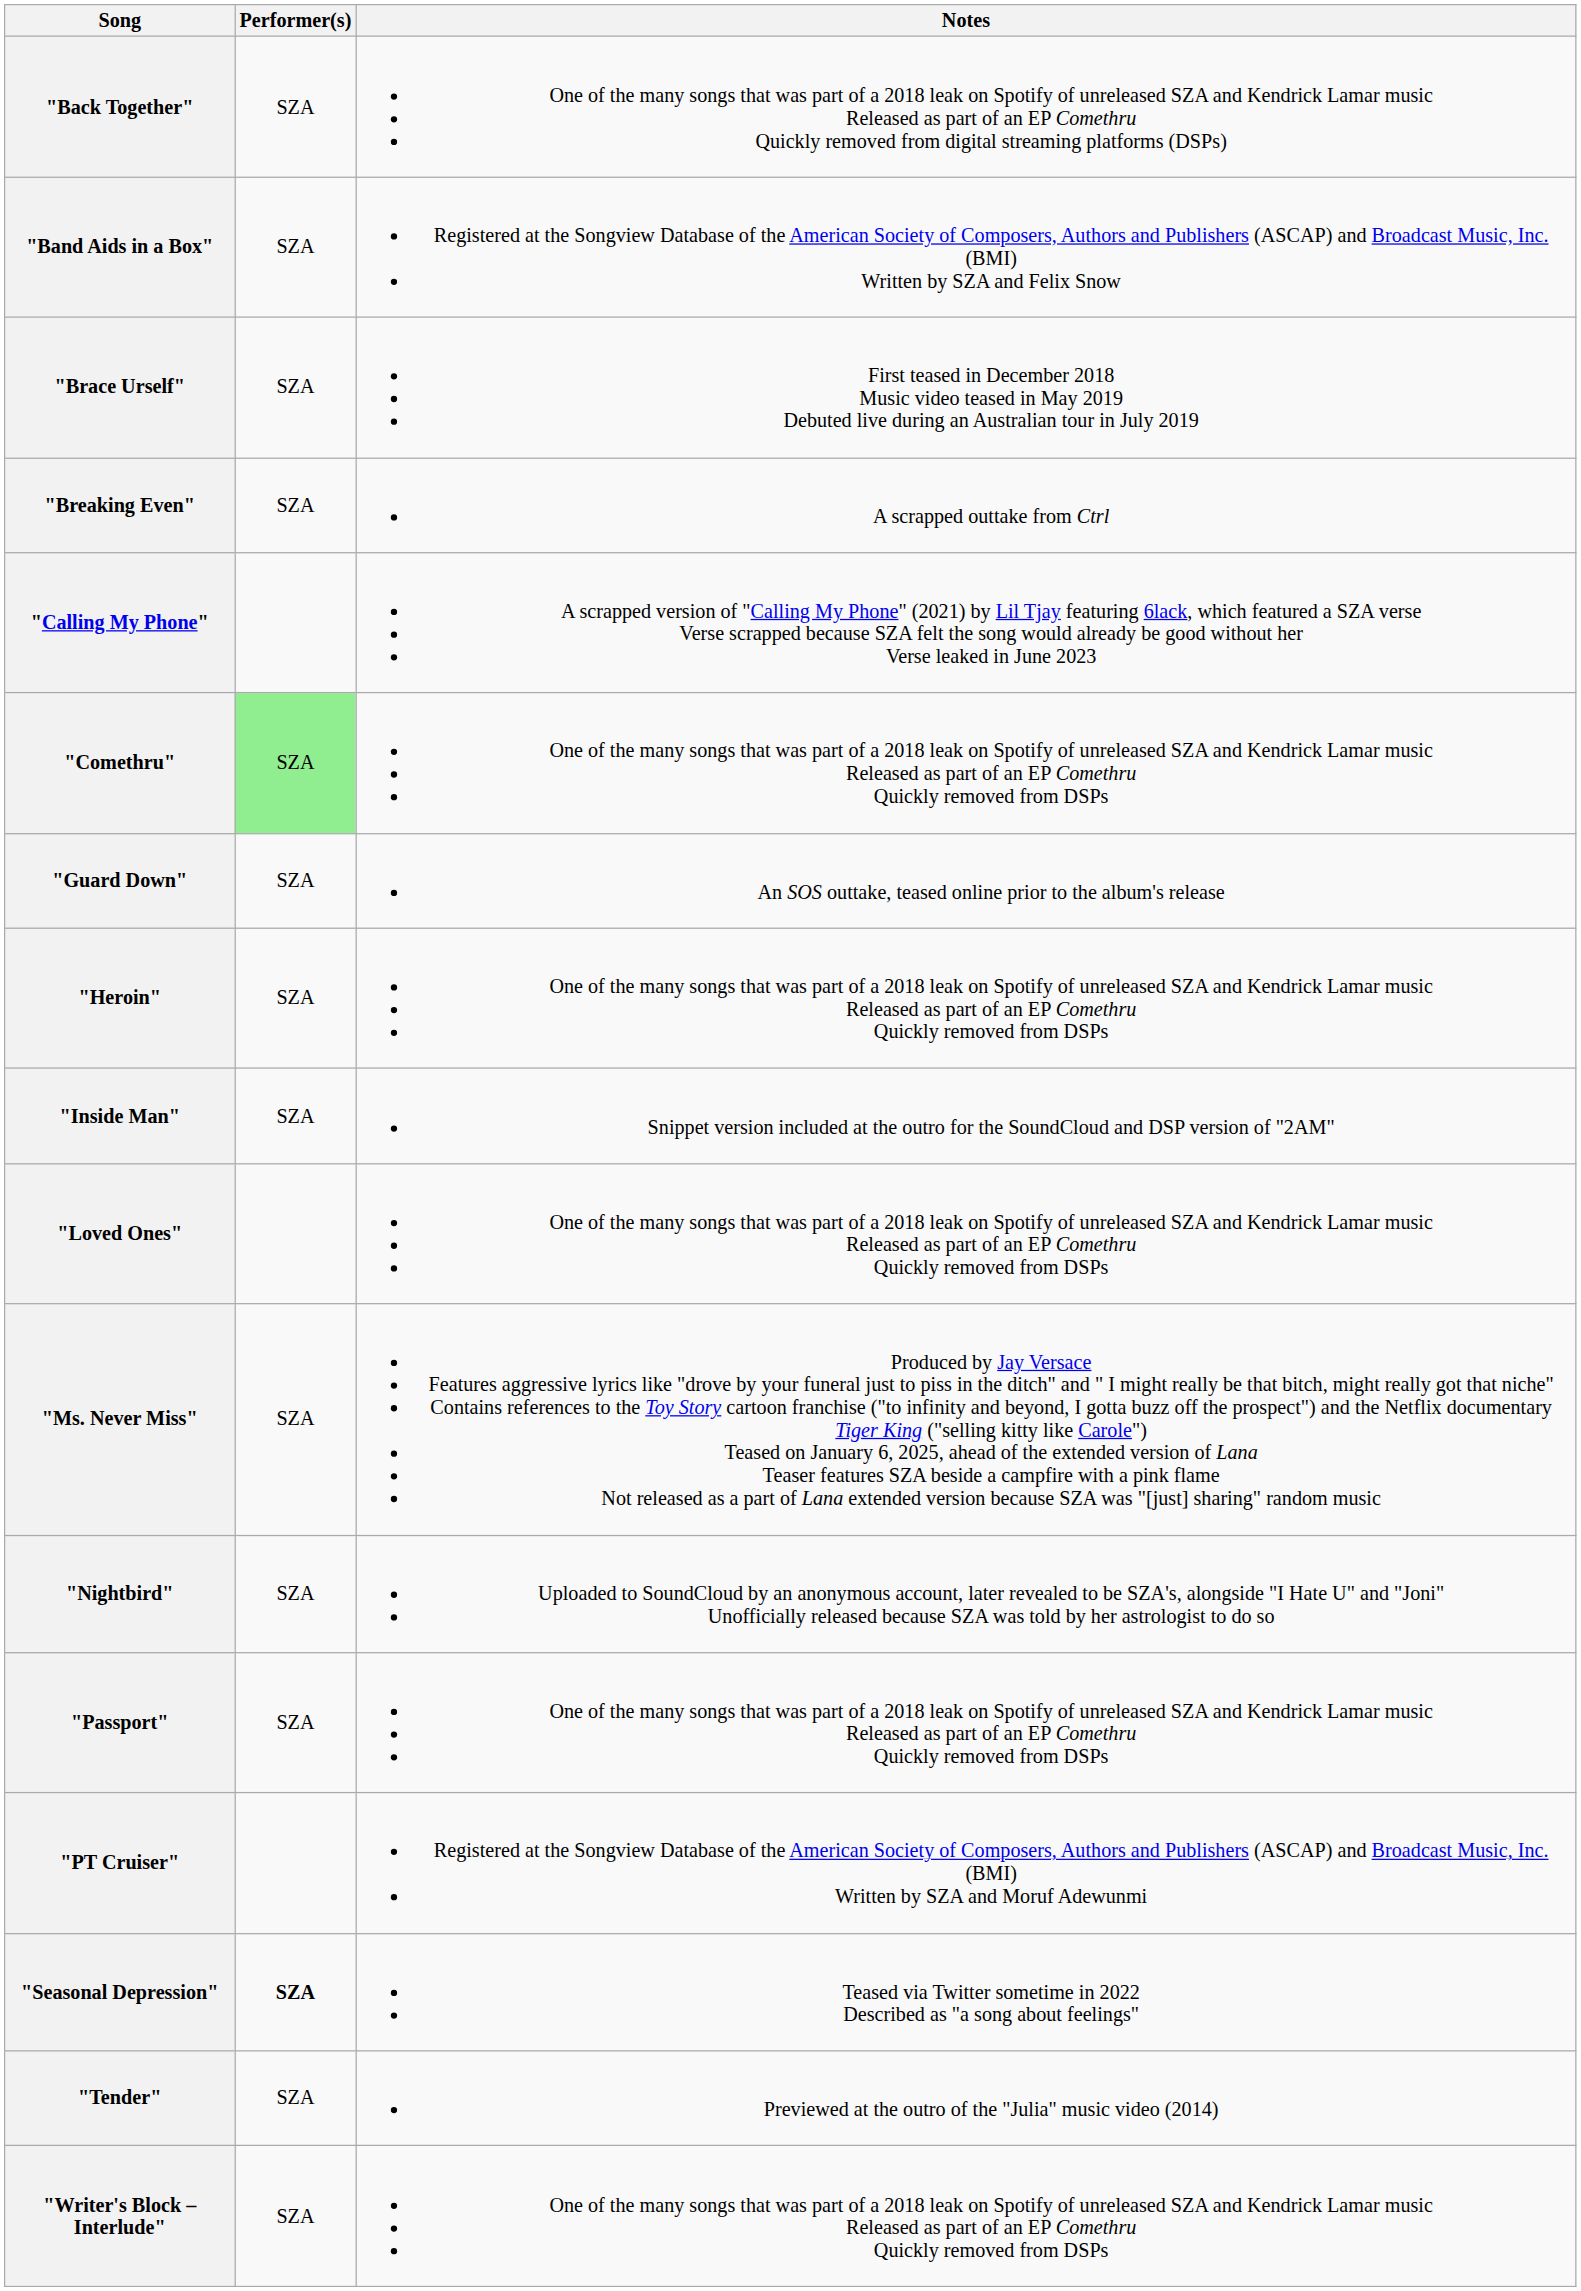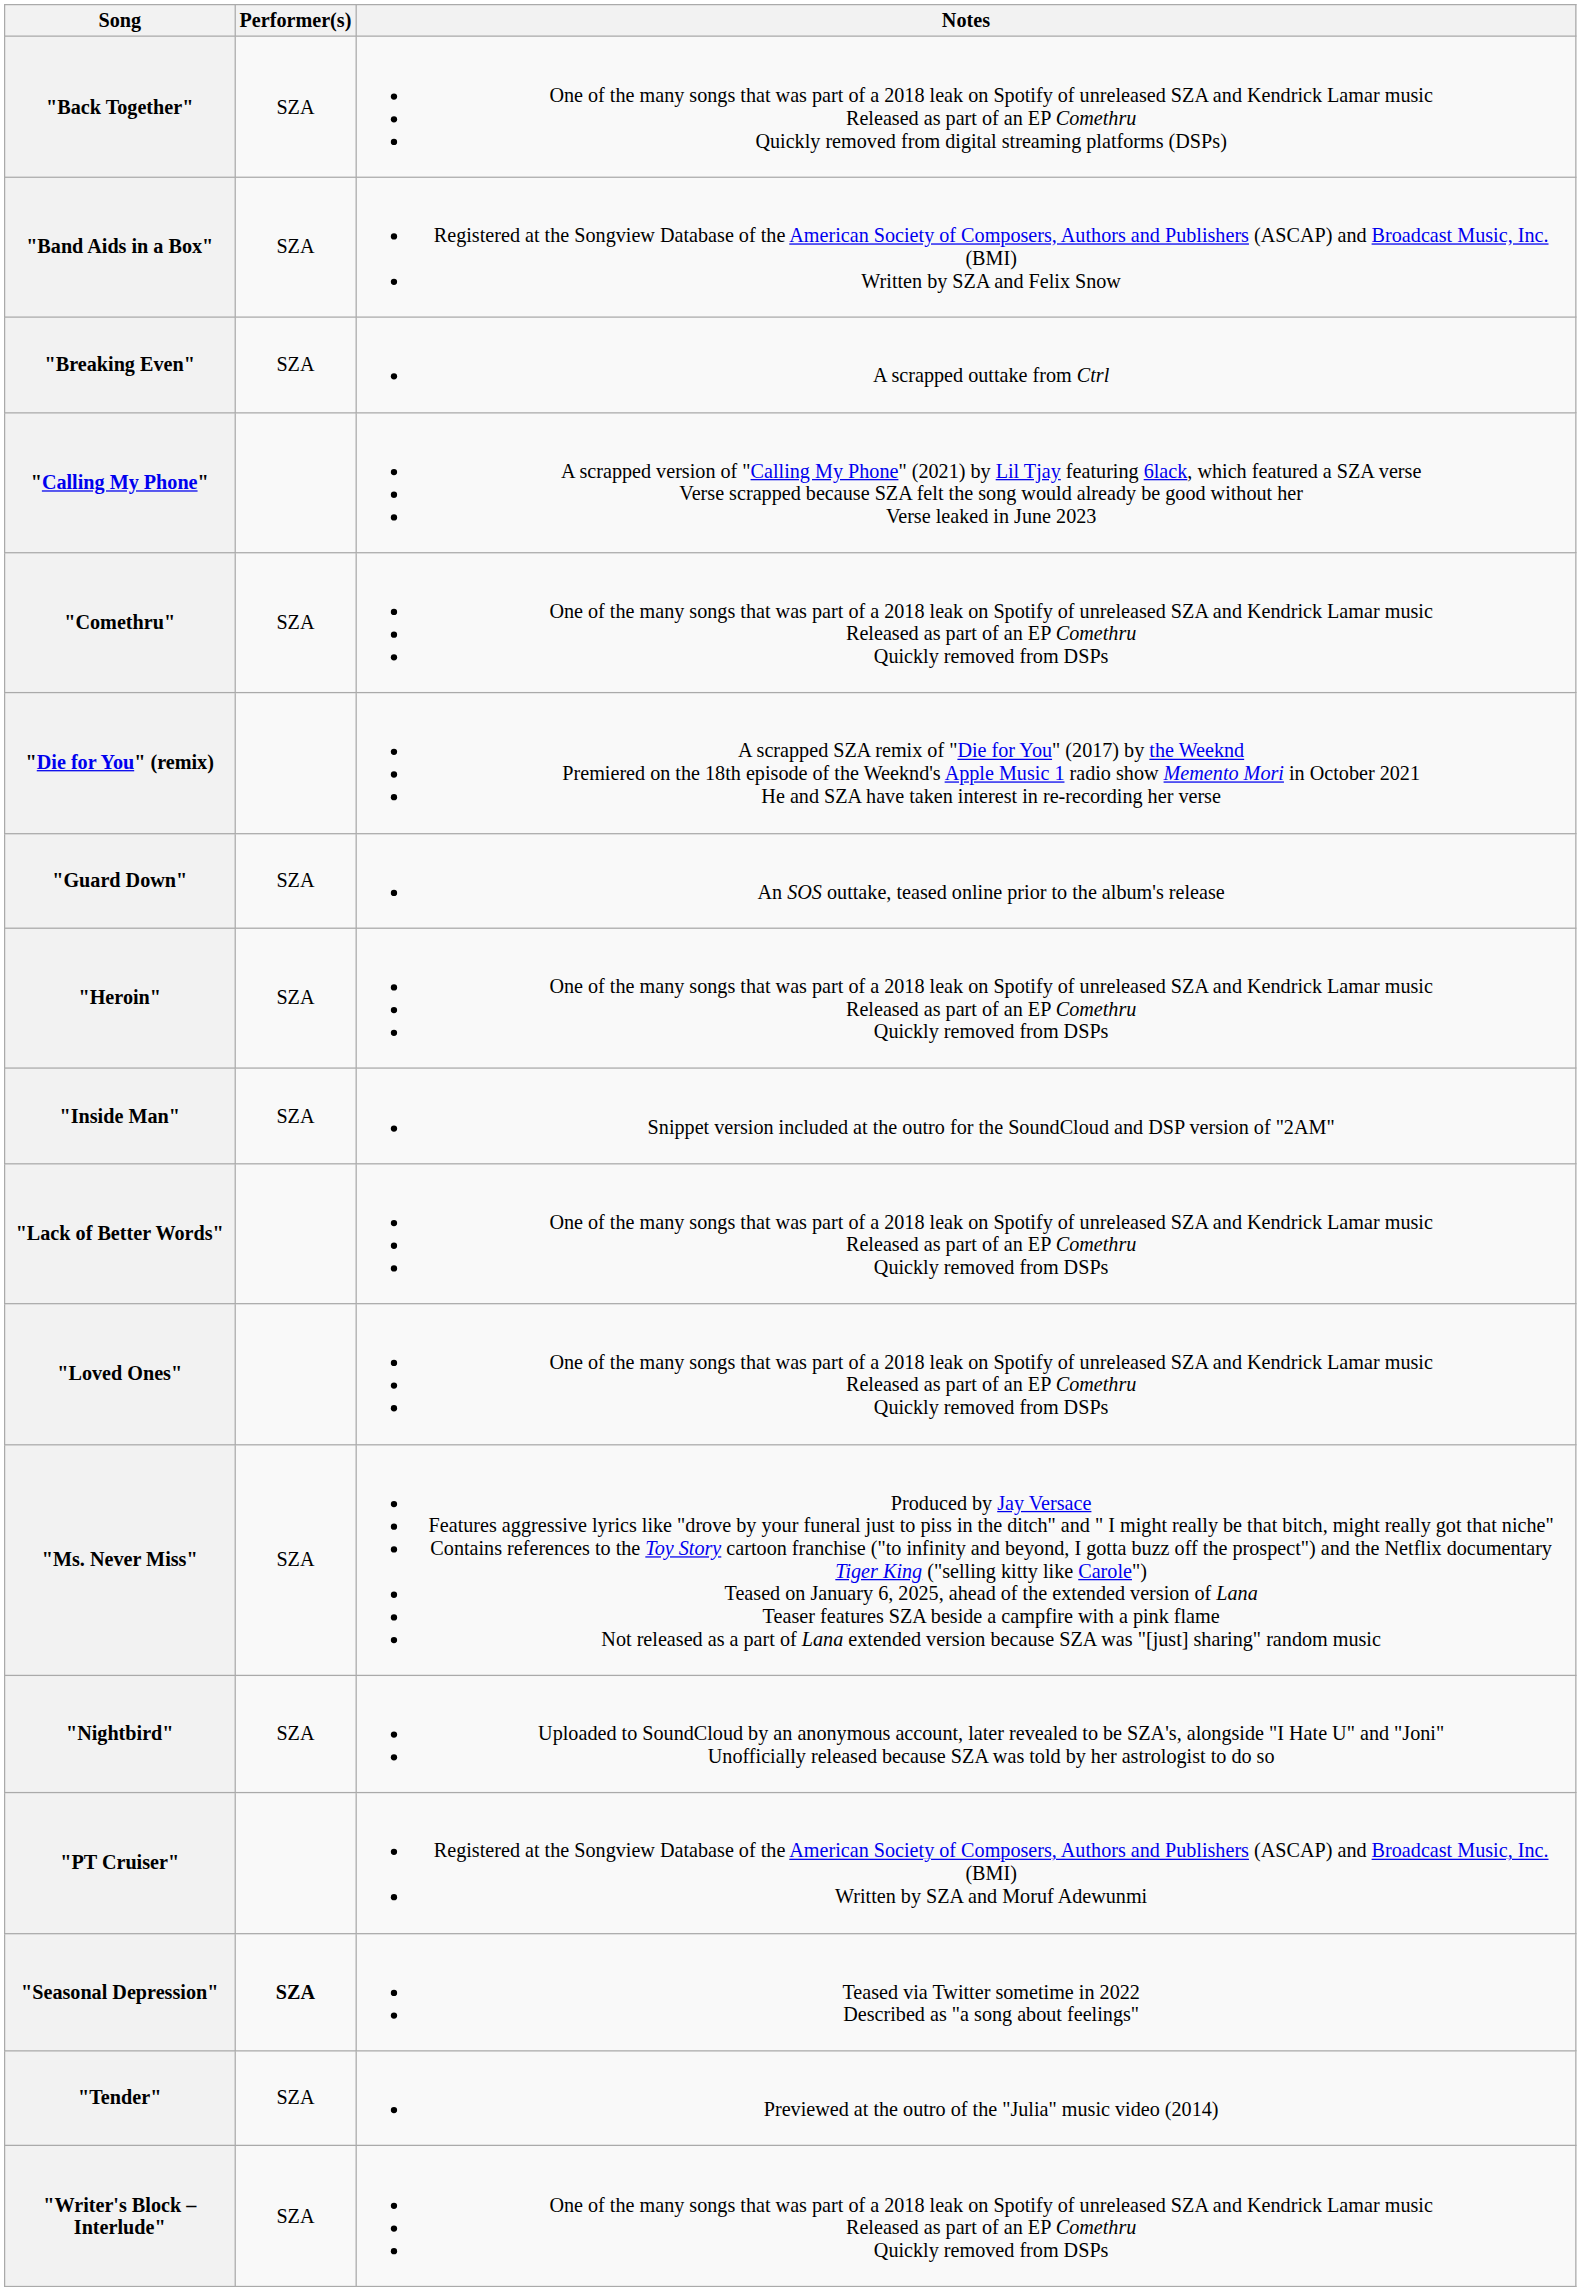- row: (120, 387)
(295, 762) lightgreen background -> (295, 622) no background
+ row: (120, 762)
+ row: (120, 1233)
- row: (120, 1722)
